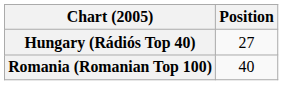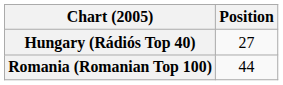(247, 67) 40 -> (247, 67) 44
